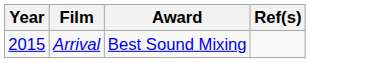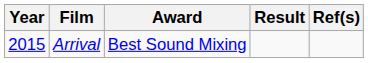+ column: (280, 17)
